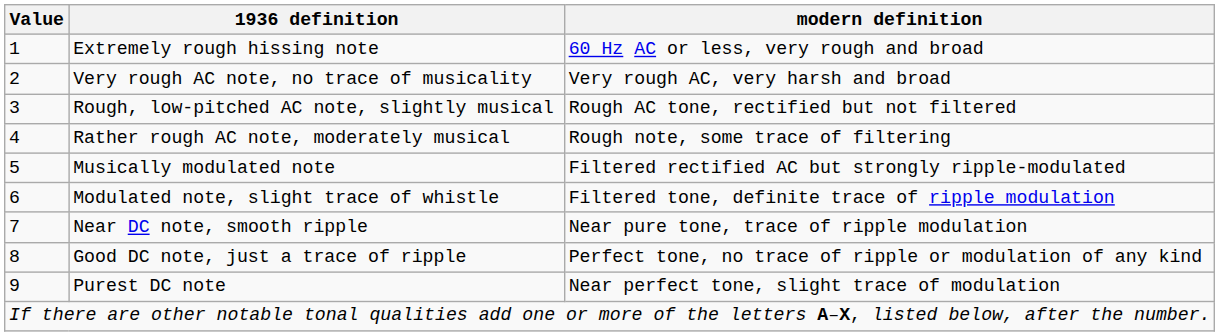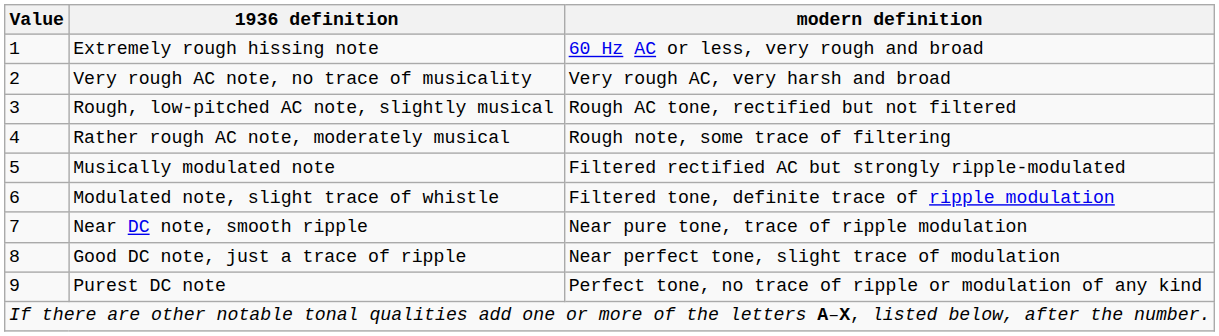(885, 257) Perfect tone, no trace of ripple or modulation of any kind -> (814, 257) Near perfect tone, slight trace of modulation
(814, 286) Near perfect tone, slight trace of modulation -> (885, 286) Perfect tone, no trace of ripple or modulation of any kind
